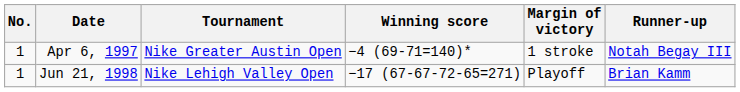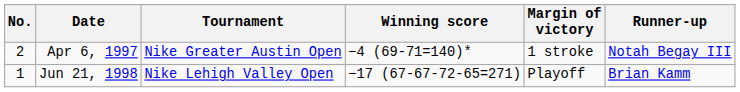(20, 54) 1 -> (20, 54) 2
